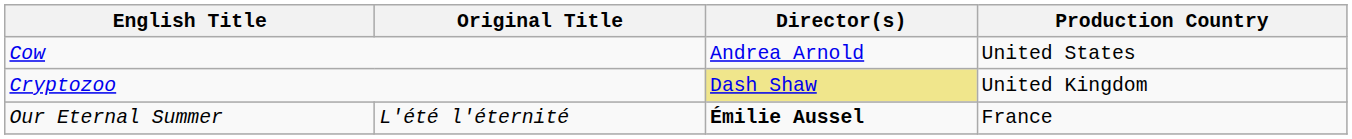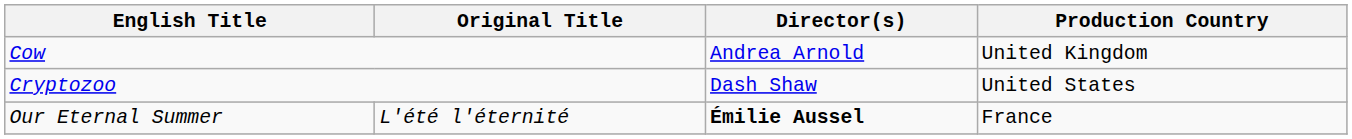(1059, 53) United States -> (1065, 53) United Kingdom
(763, 85) khaki background -> (763, 85) no background
(1065, 85) United Kingdom -> (1059, 85) United States
